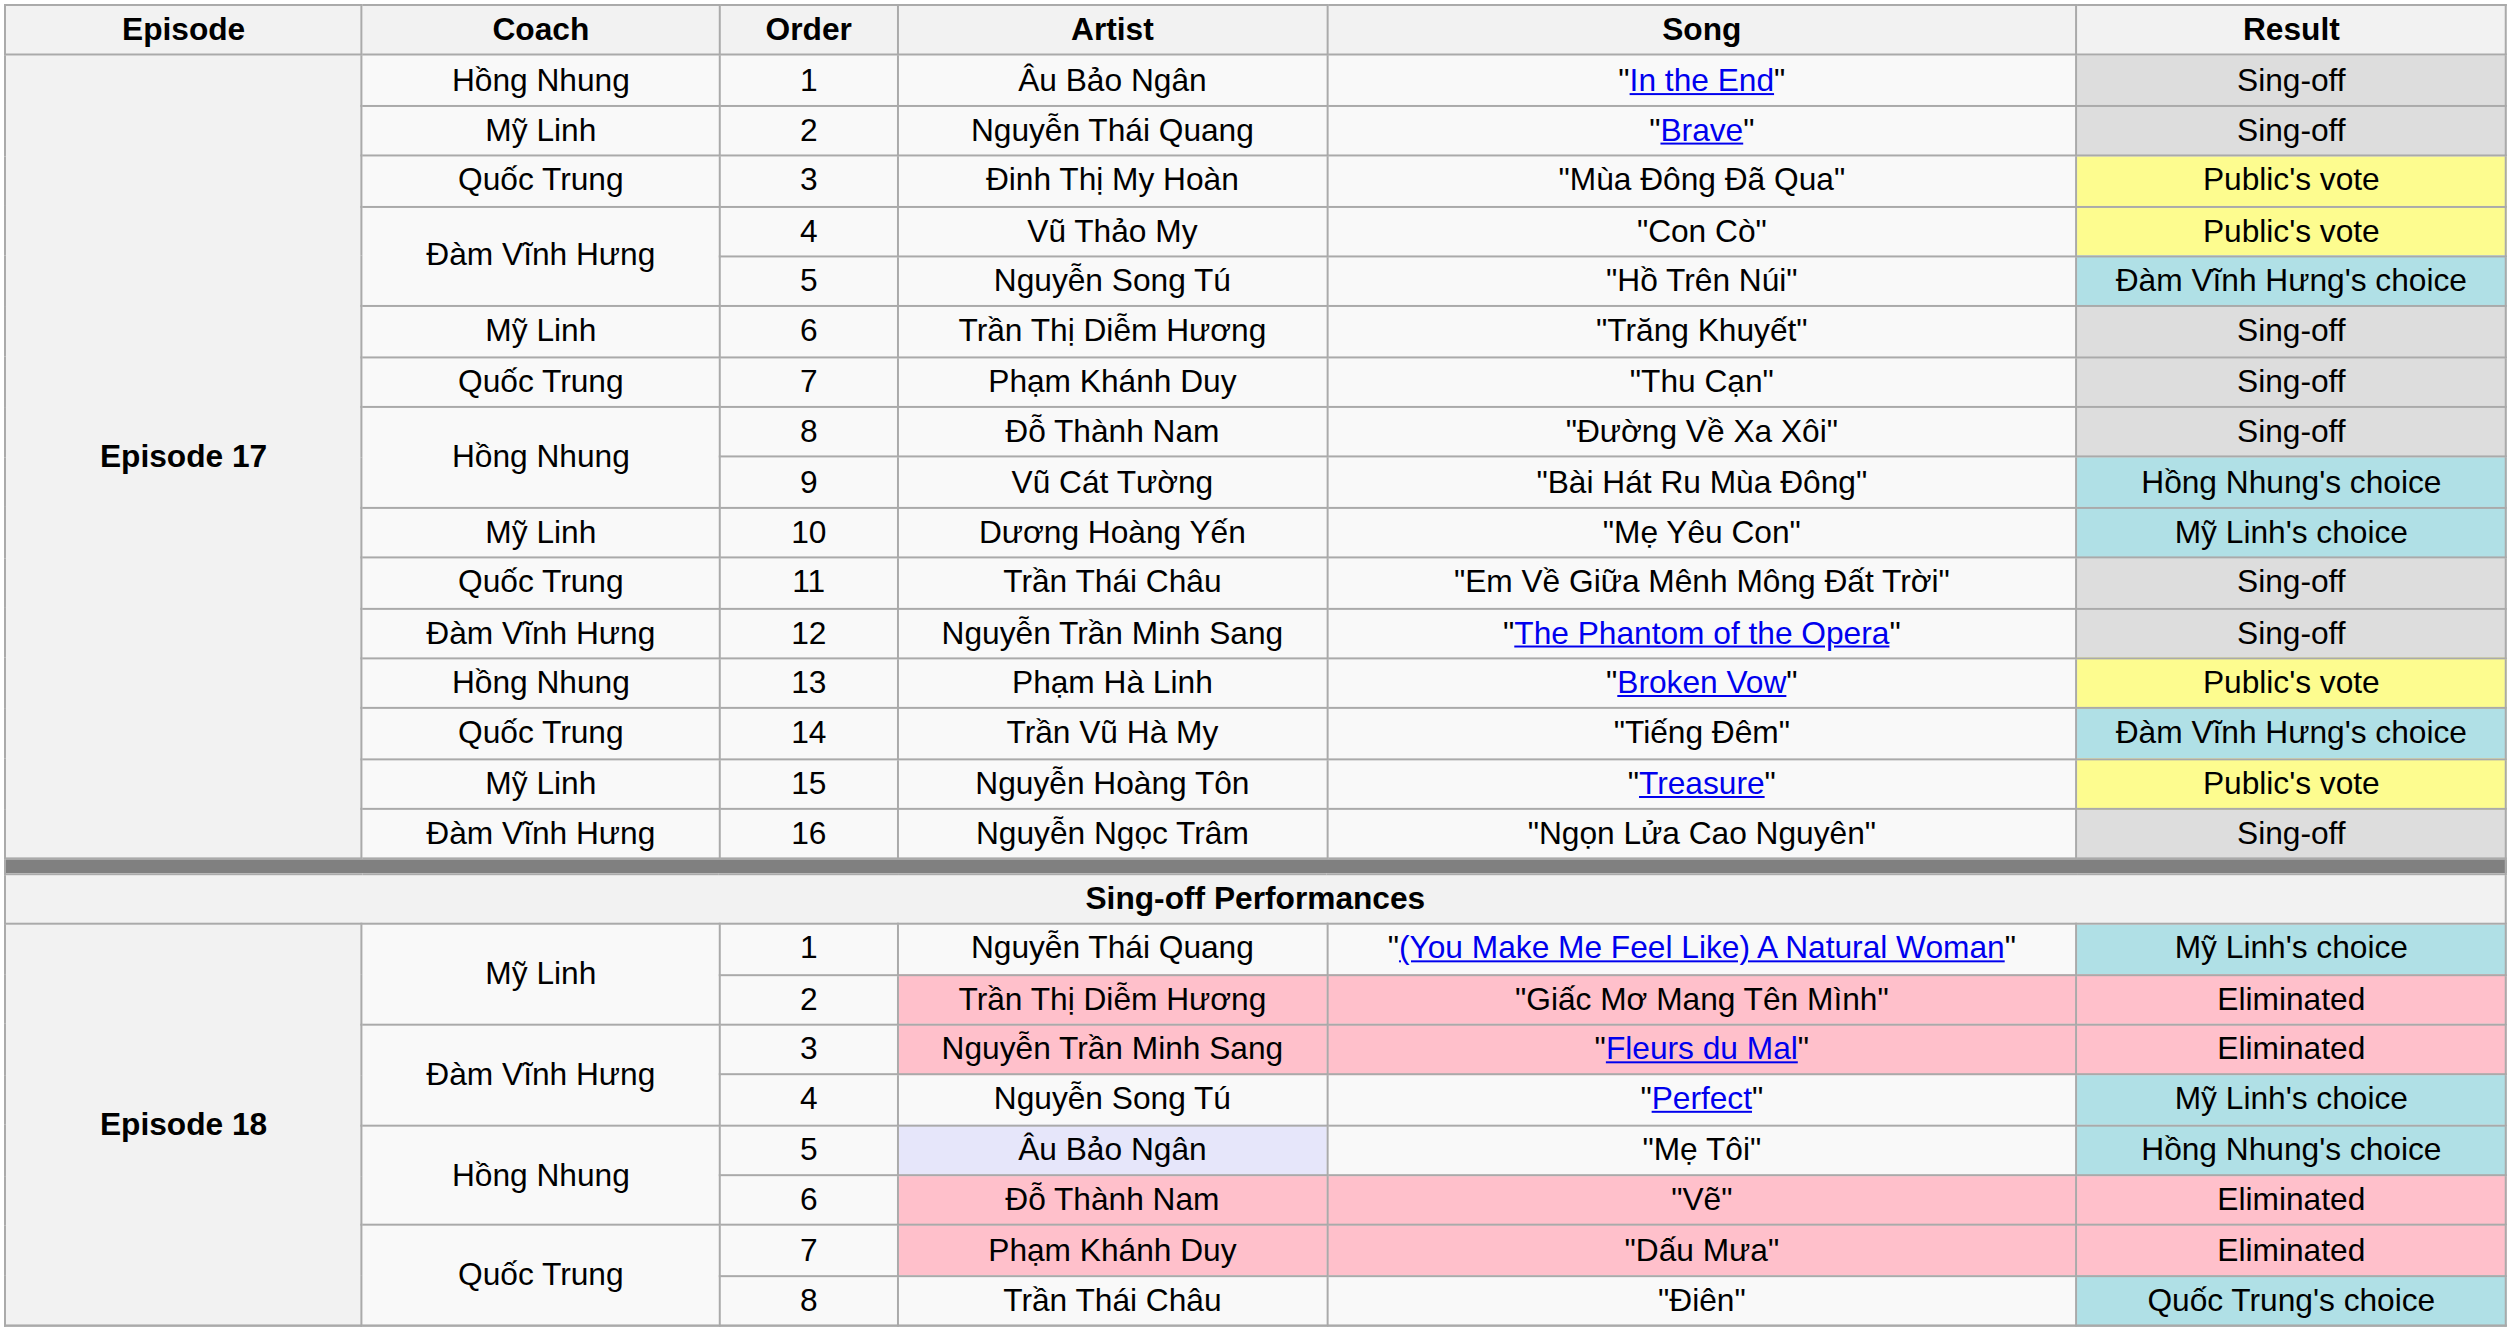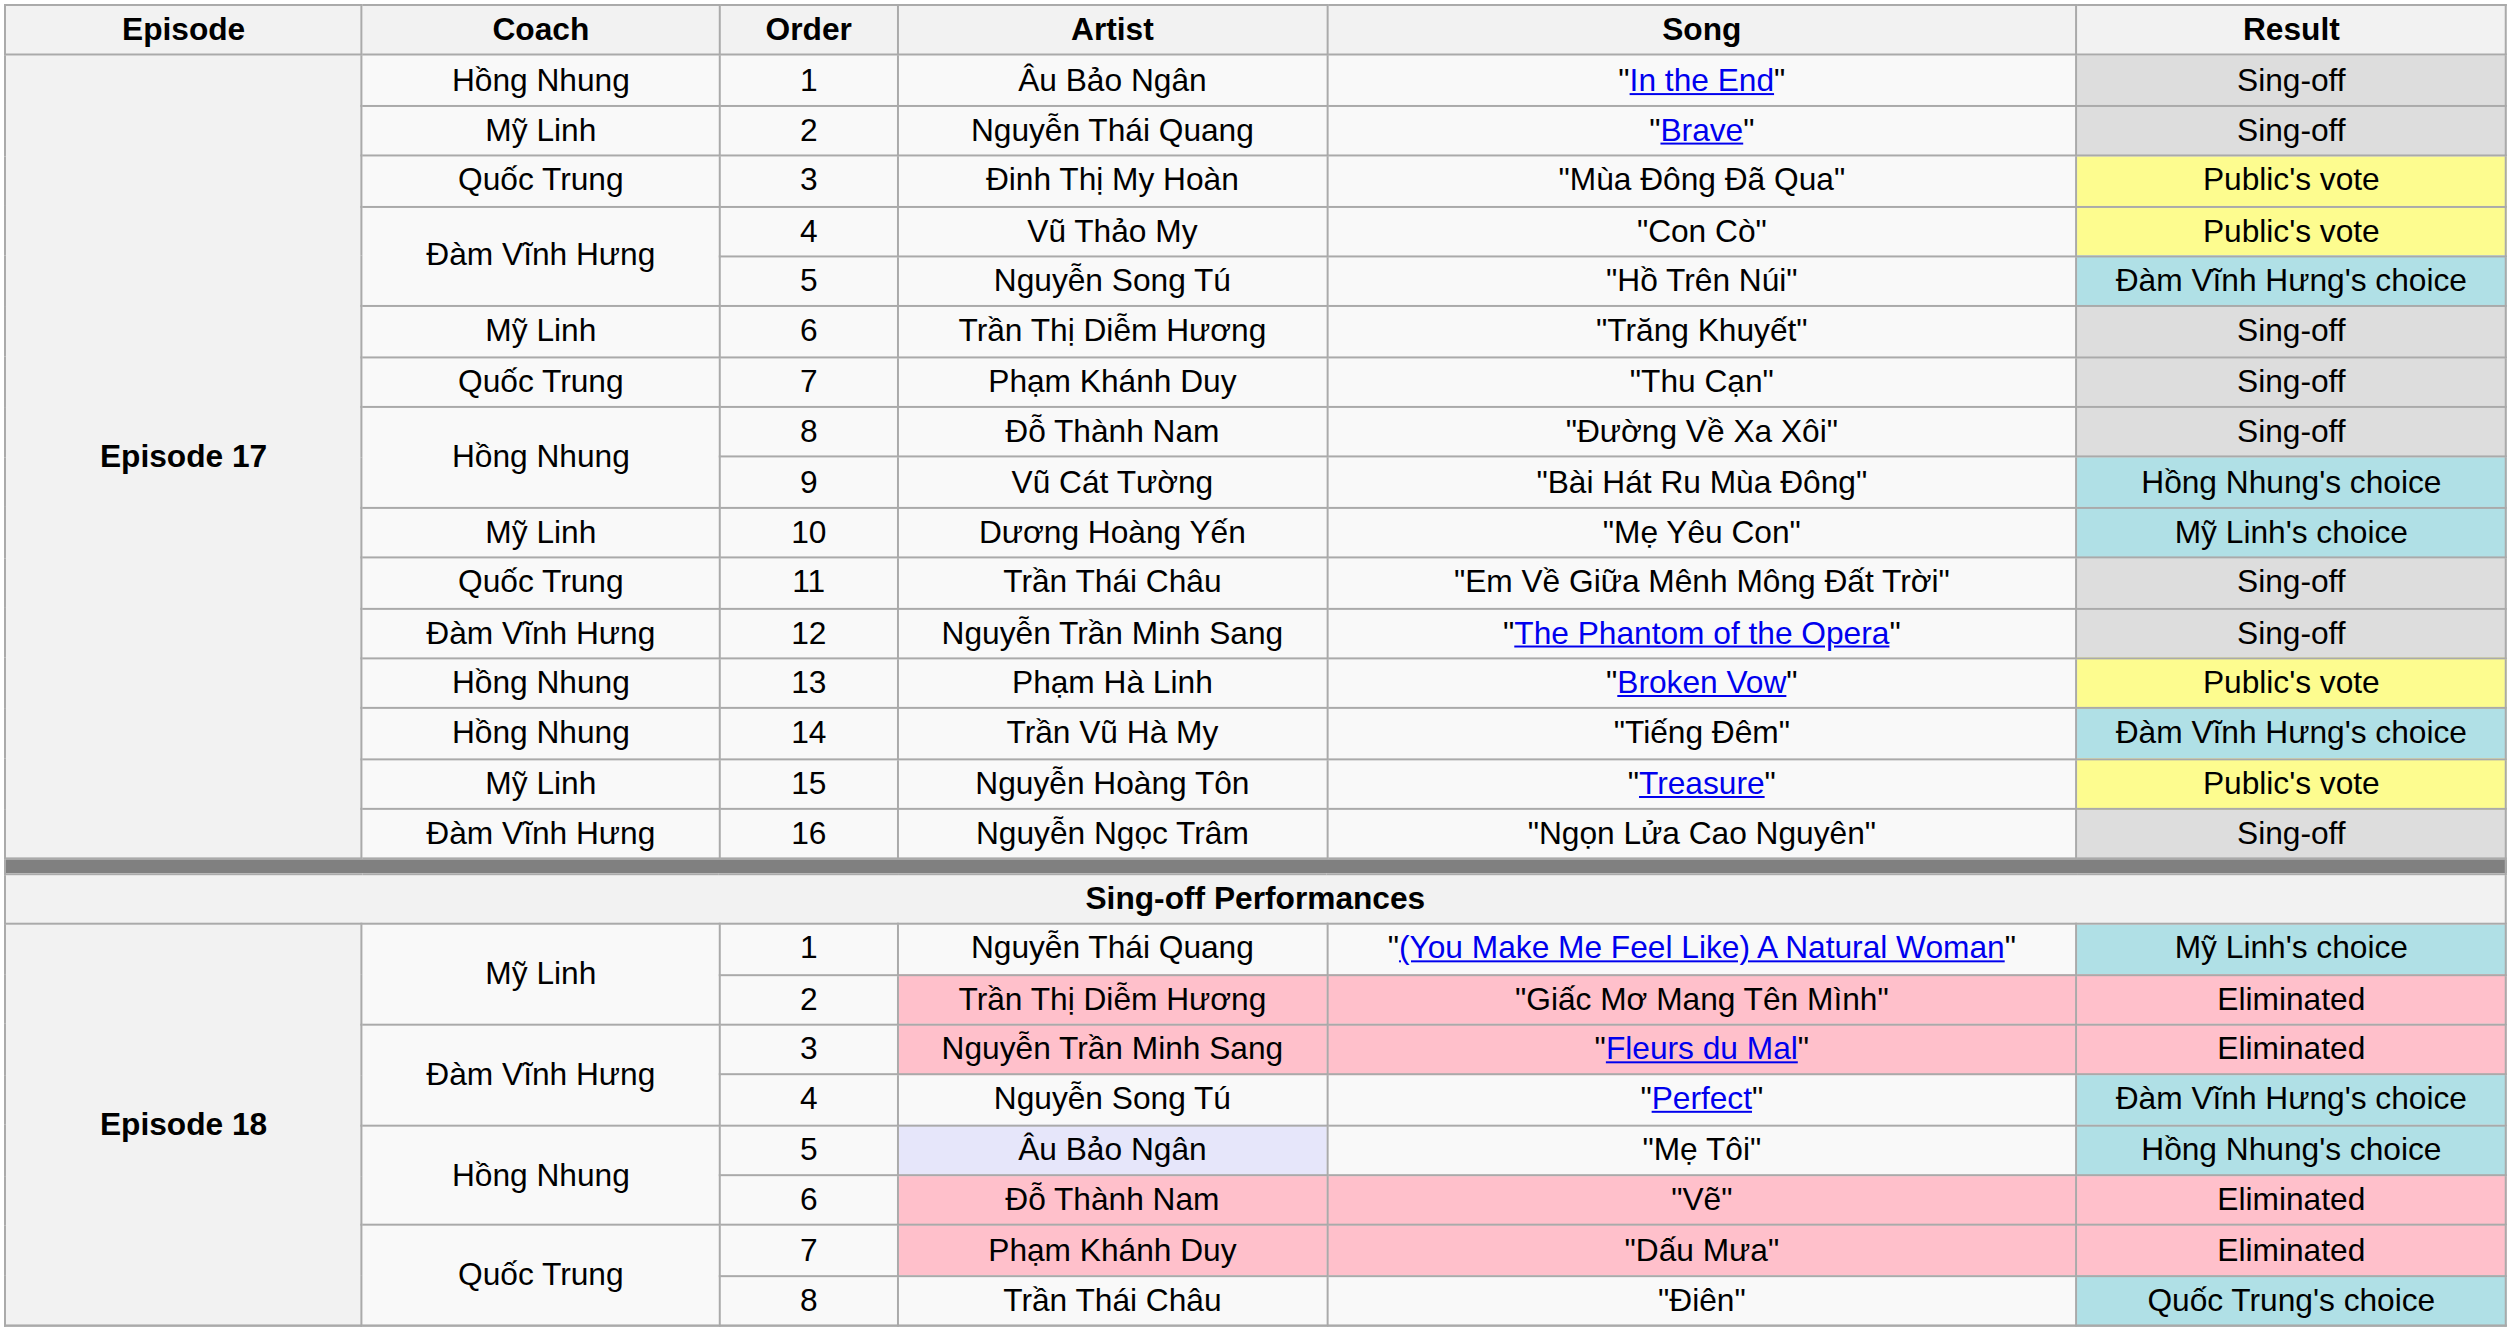(541, 733) Quốc Trung -> (541, 733) Hồng Nhung
(2291, 1099) Mỹ Linh's choice -> (2291, 1099) Đàm Vĩnh Hưng's choice
